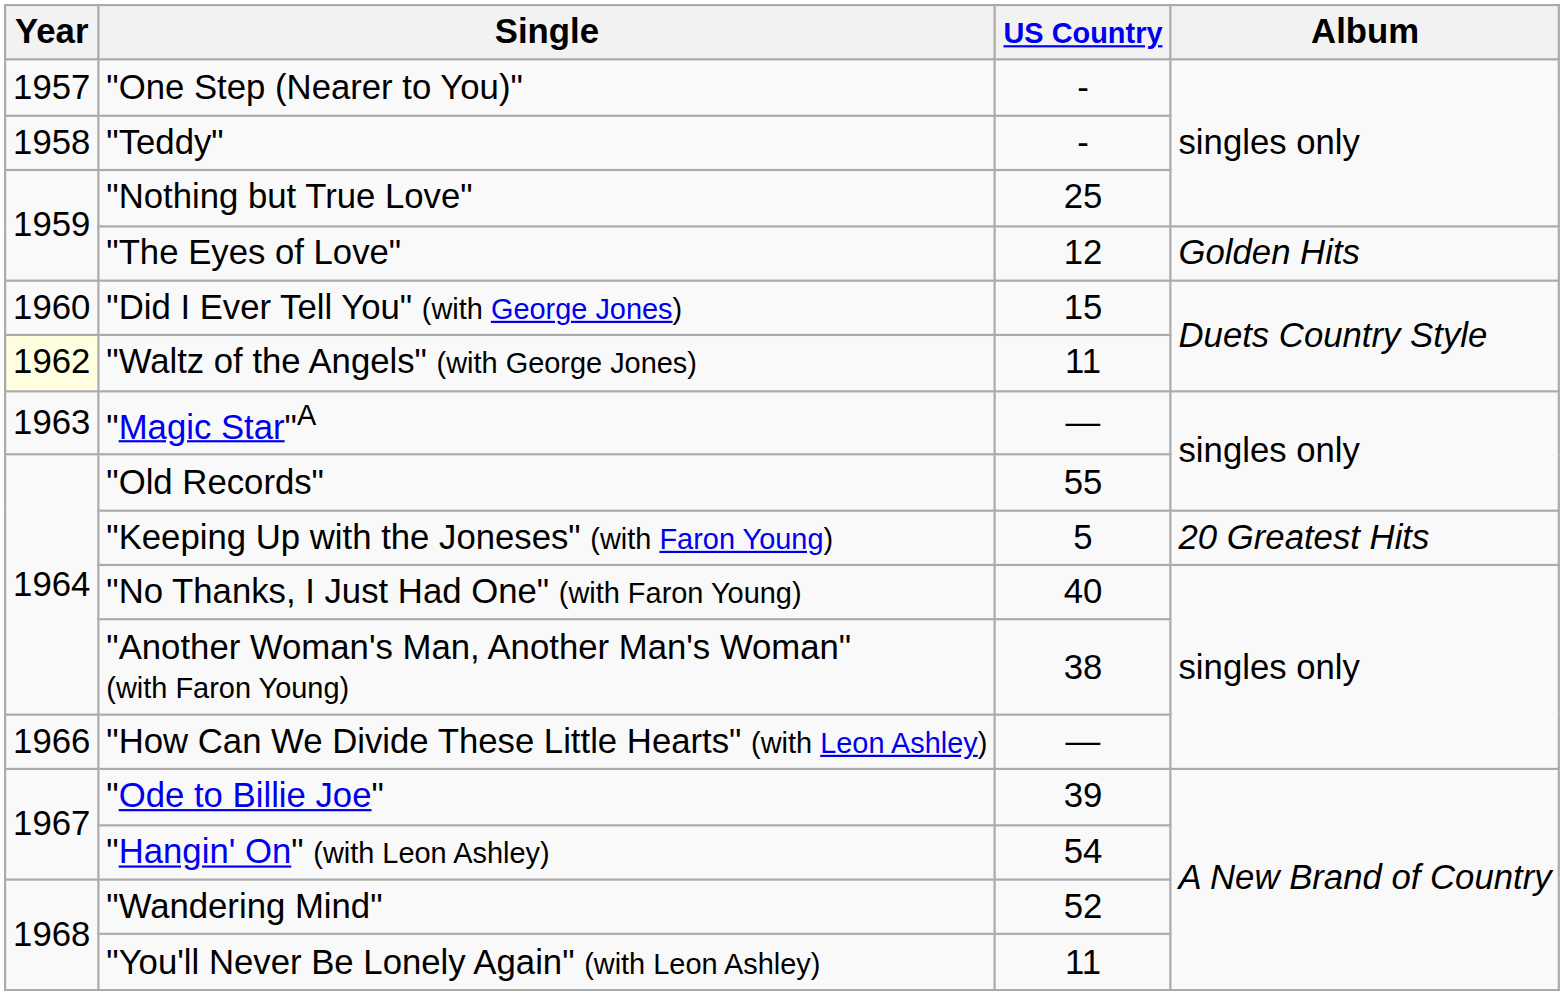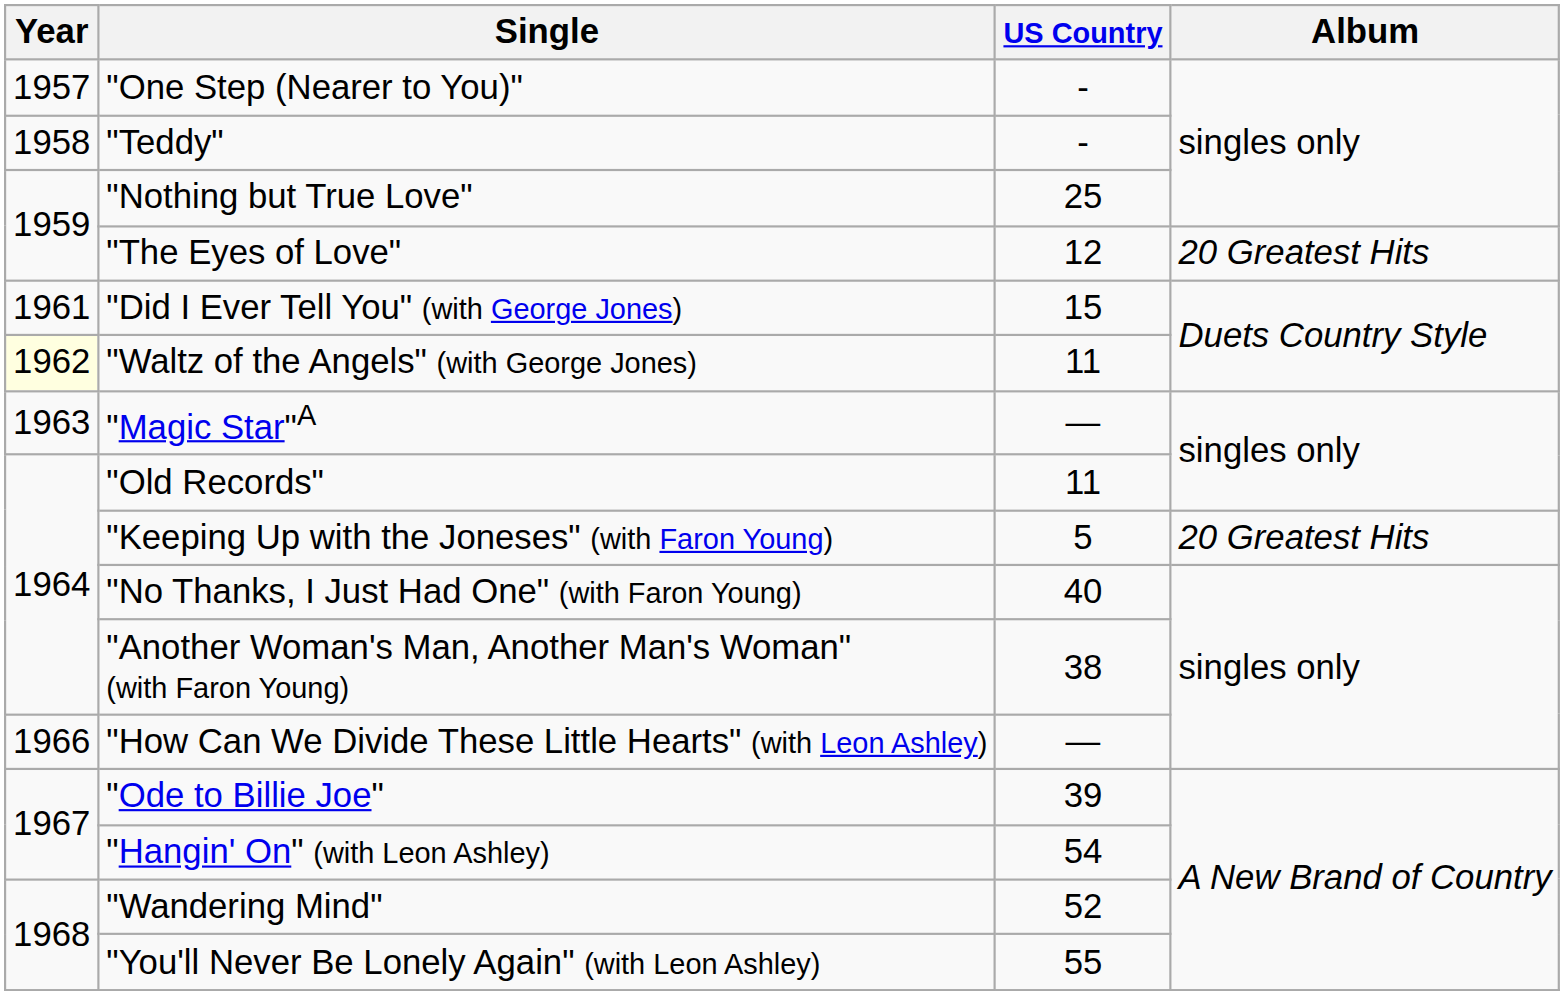(1269, 252) Golden Hits -> (1304, 252) 20 Greatest Hits
(52, 307) 1960 -> (52, 307) 1961
(1083, 481) 55 -> (1083, 481) 11
(1083, 961) 11 -> (1083, 961) 55
